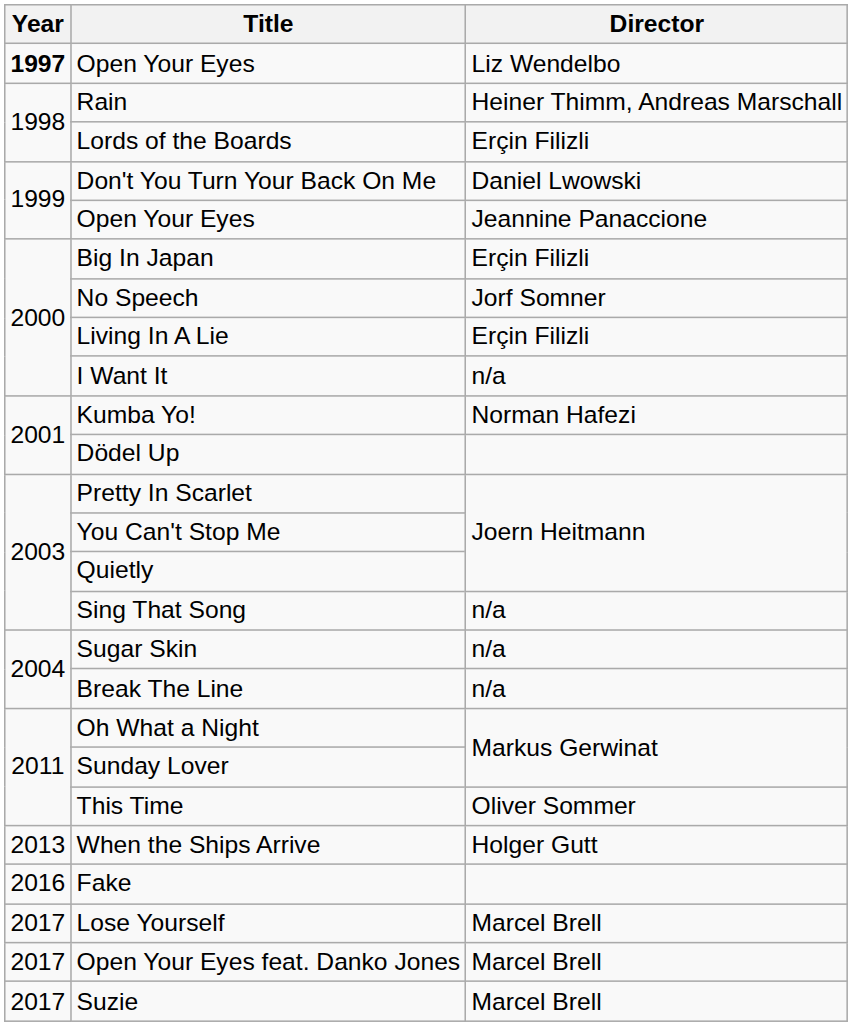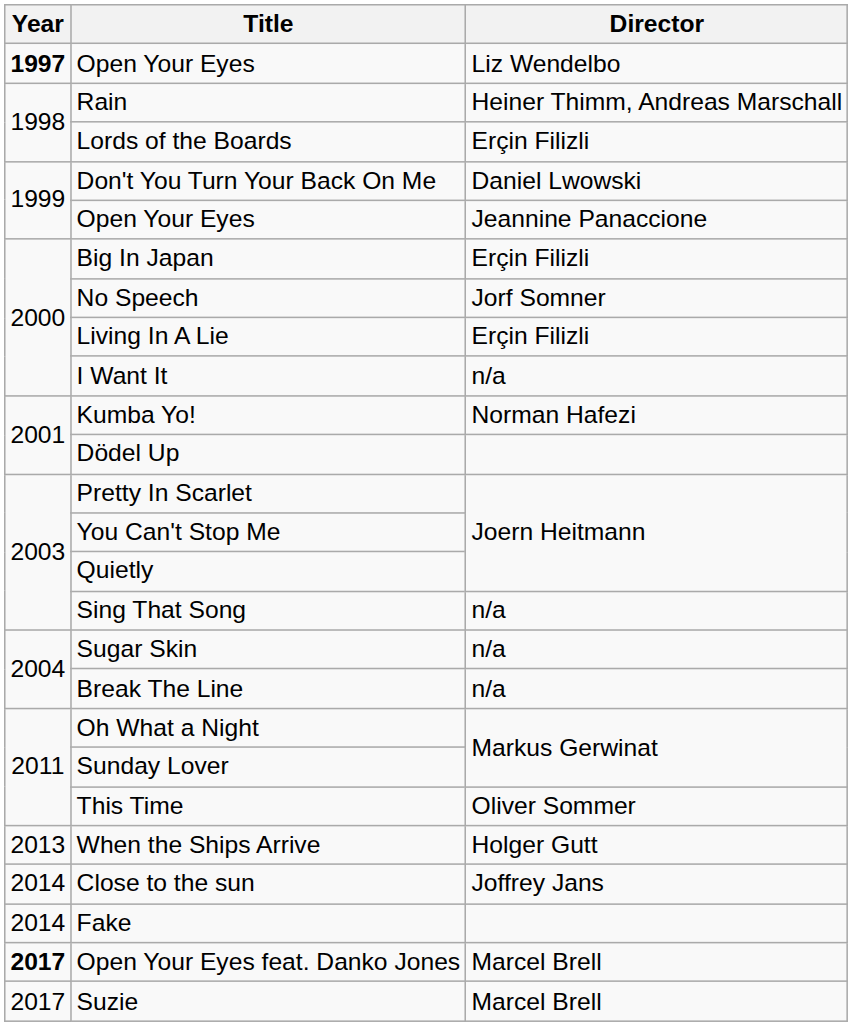+ row: (166, 883)
(38, 883) 2016 -> (38, 922) 2014
- row: (151, 922)
(38, 961) normal -> (38, 961) bold
